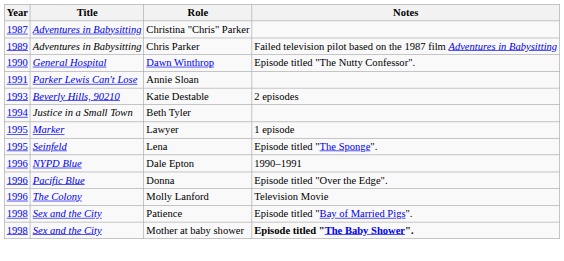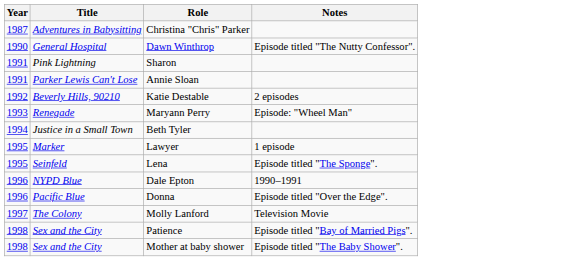- row: (173, 46)
+ row: (161, 63)
(17, 96) 1993 -> (17, 96) 1992
+ row: (178, 113)
(17, 197) 1996 -> (17, 213) 1997
(334, 230) bold -> (329, 247) normal
